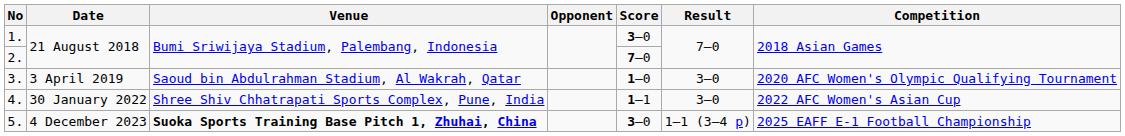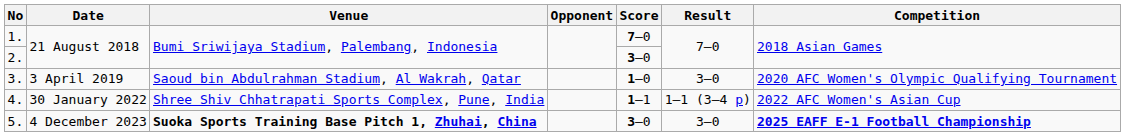(639, 36) 3–0 -> (639, 36) 7–0
(639, 57) 7–0 -> (639, 57) 3–0
(708, 100) 3–0 -> (708, 100) 1–1 (3–4 p)
(708, 121) 1–1 (3–4 p) -> (708, 121) 3–0
(894, 121) normal -> (894, 121) bold
